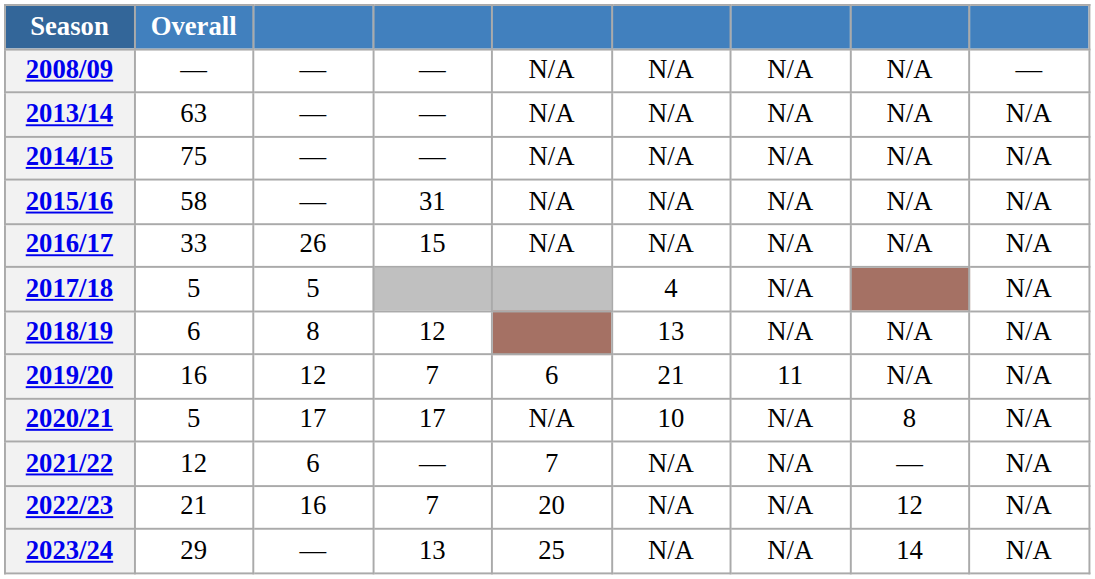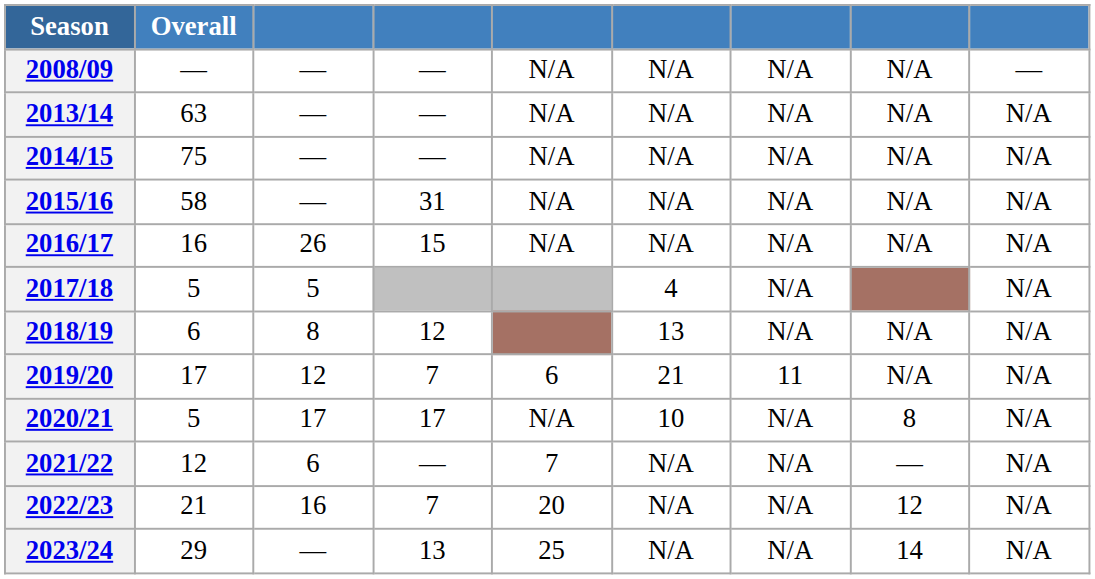(194, 244) 33 -> (194, 244) 16
(194, 375) 16 -> (194, 375) 17
